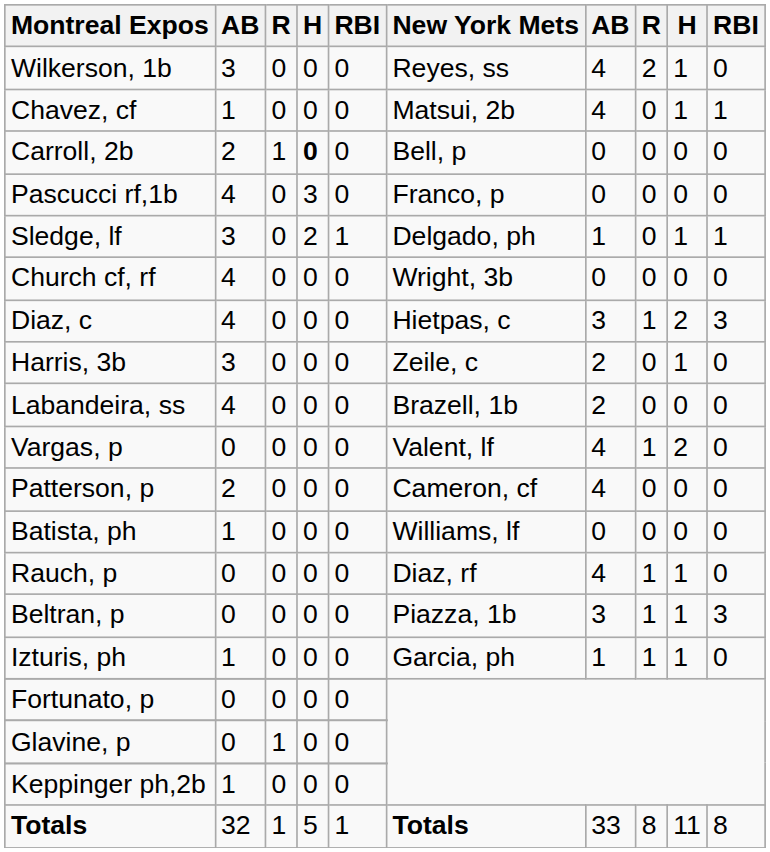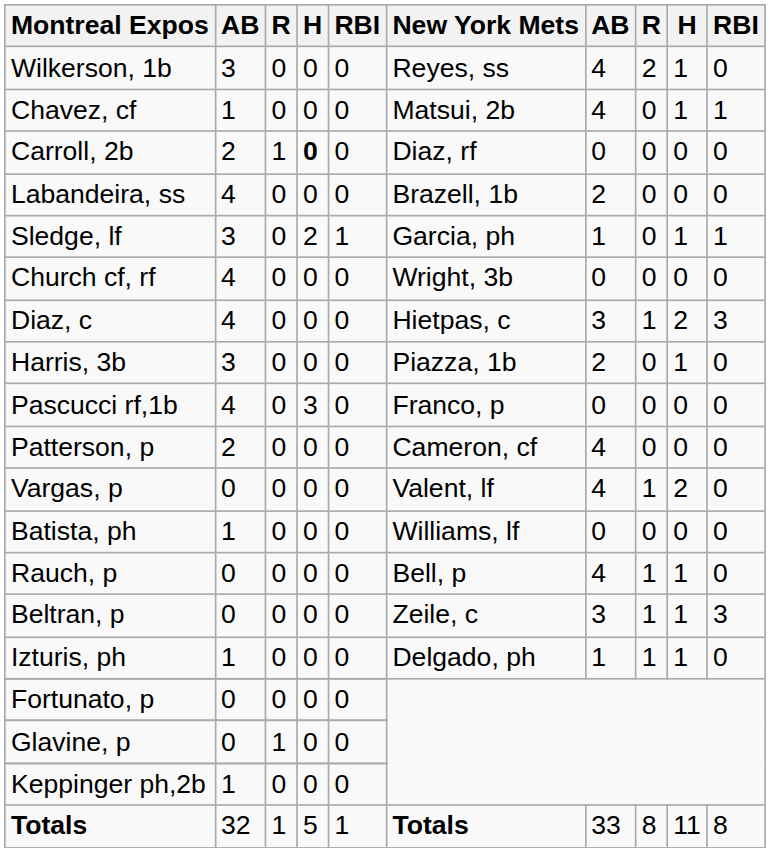(429, 151) Bell, p -> (434, 151) Diaz, rf
rows swapped: (94, 194) <-> (98, 404)
(464, 236) Delgado, ph -> (454, 236) Garcia, ph
(435, 362) Zeile, c -> (454, 362) Piazza, 1b
rows swapped: (83, 488) <-> (67, 446)
(434, 573) Diaz, rf -> (429, 573) Bell, p
(454, 615) Piazza, 1b -> (435, 615) Zeile, c
(454, 657) Garcia, ph -> (464, 657) Delgado, ph
